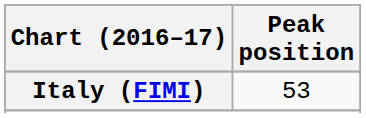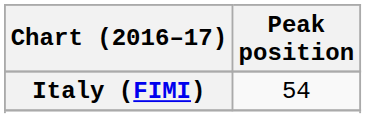(296, 91) 53 -> (296, 91) 54
